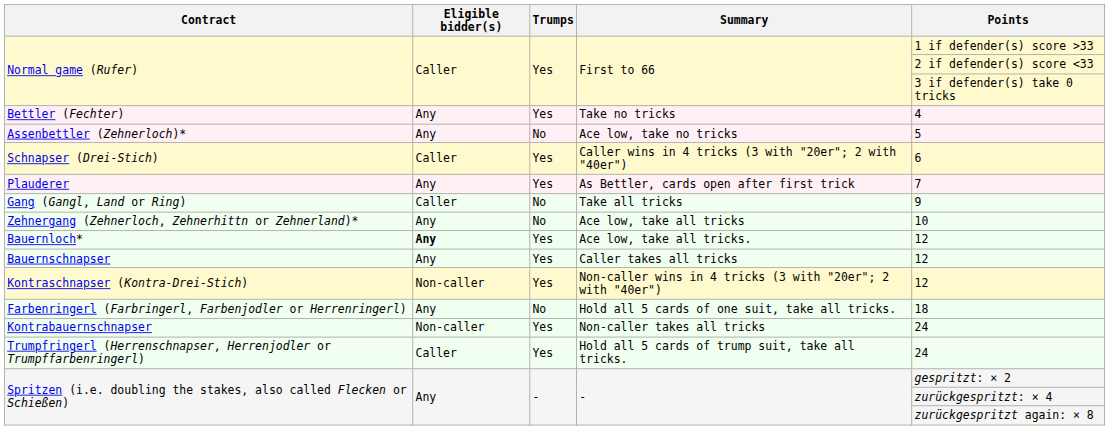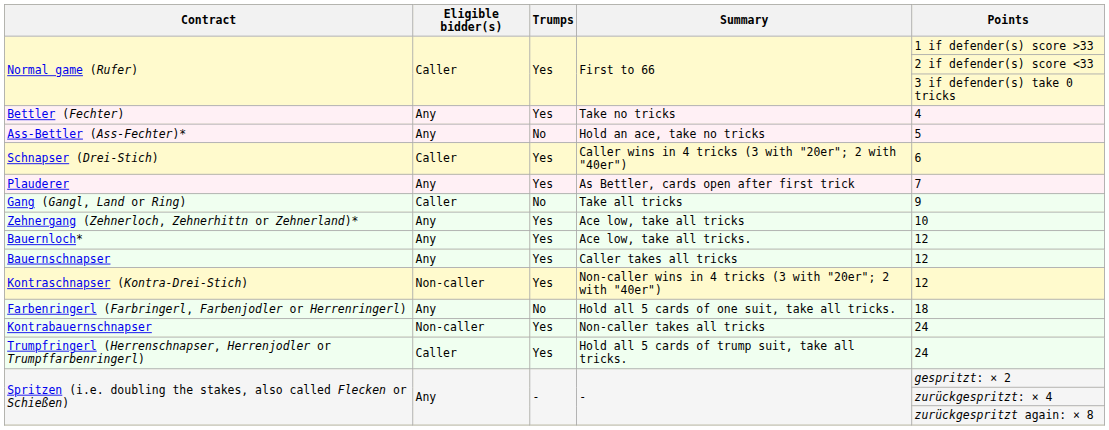- row: (97, 133)
+ row: (97, 133)
(539, 221) No -> (543, 221) Yes
(426, 240) bold -> (426, 240) normal
